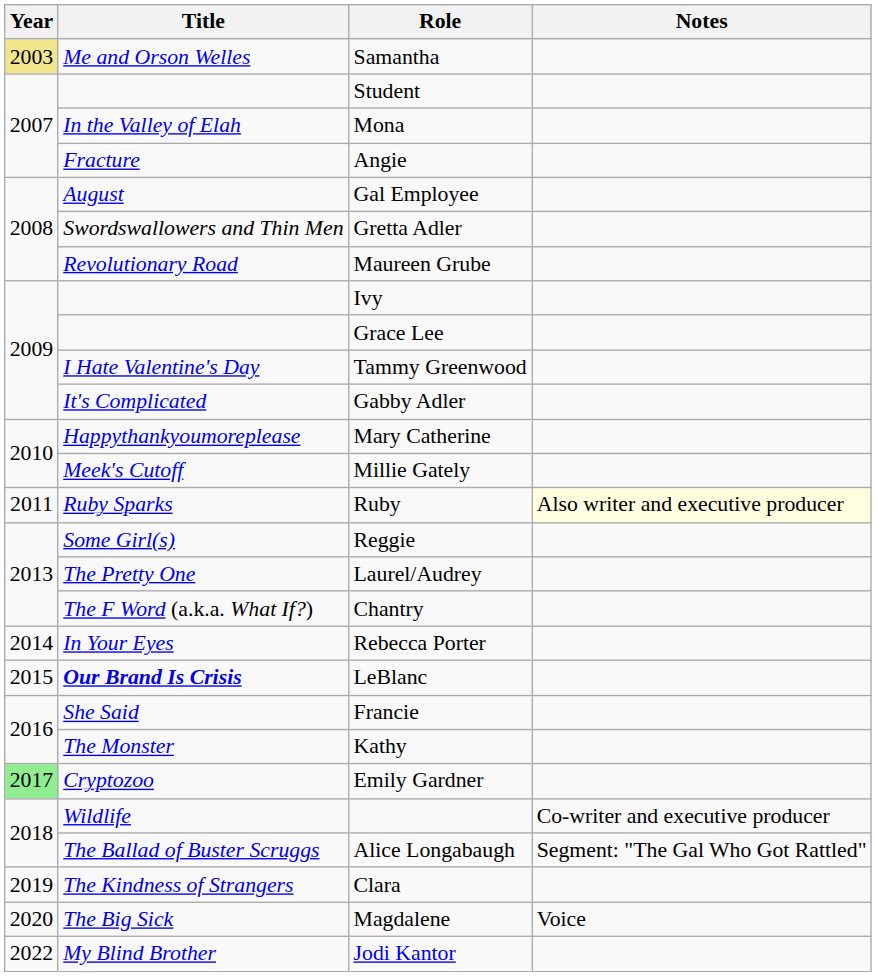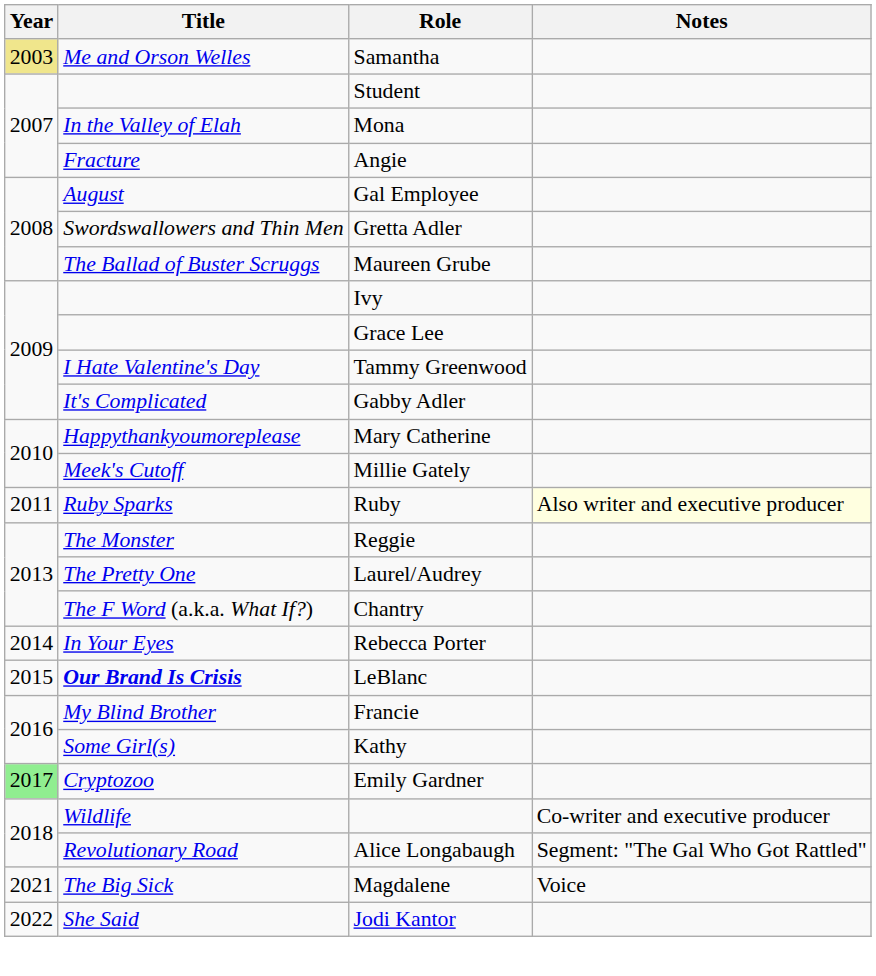(151, 263) Revolutionary Road -> (191, 263) The Ballad of Buster Scruggs
(119, 539) Some Girl(s) -> (119, 539) The Monster
(101, 711) She Said -> (140, 711) My Blind Brother
(119, 746) The Monster -> (119, 746) Some Girl(s)
(191, 849) The Ballad of Buster Scruggs -> (151, 849) Revolutionary Road
- row: (377, 884)
(31, 919) 2020 -> (31, 884) 2021
(140, 953) My Blind Brother -> (101, 919) She Said
